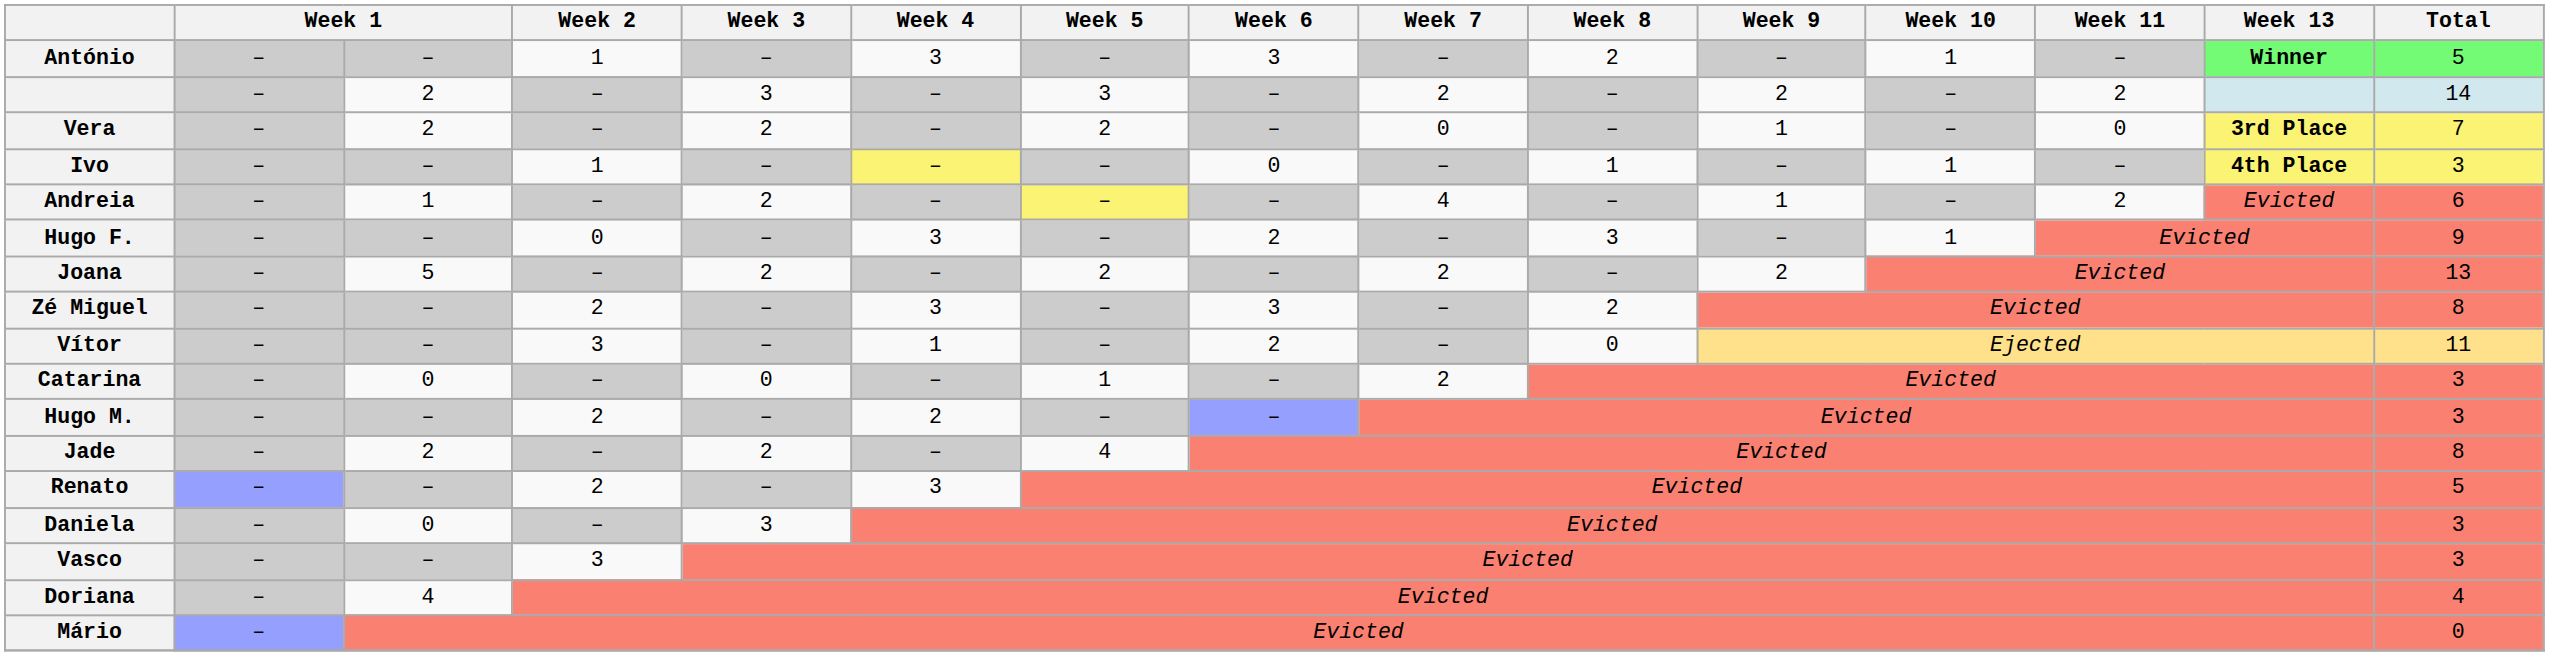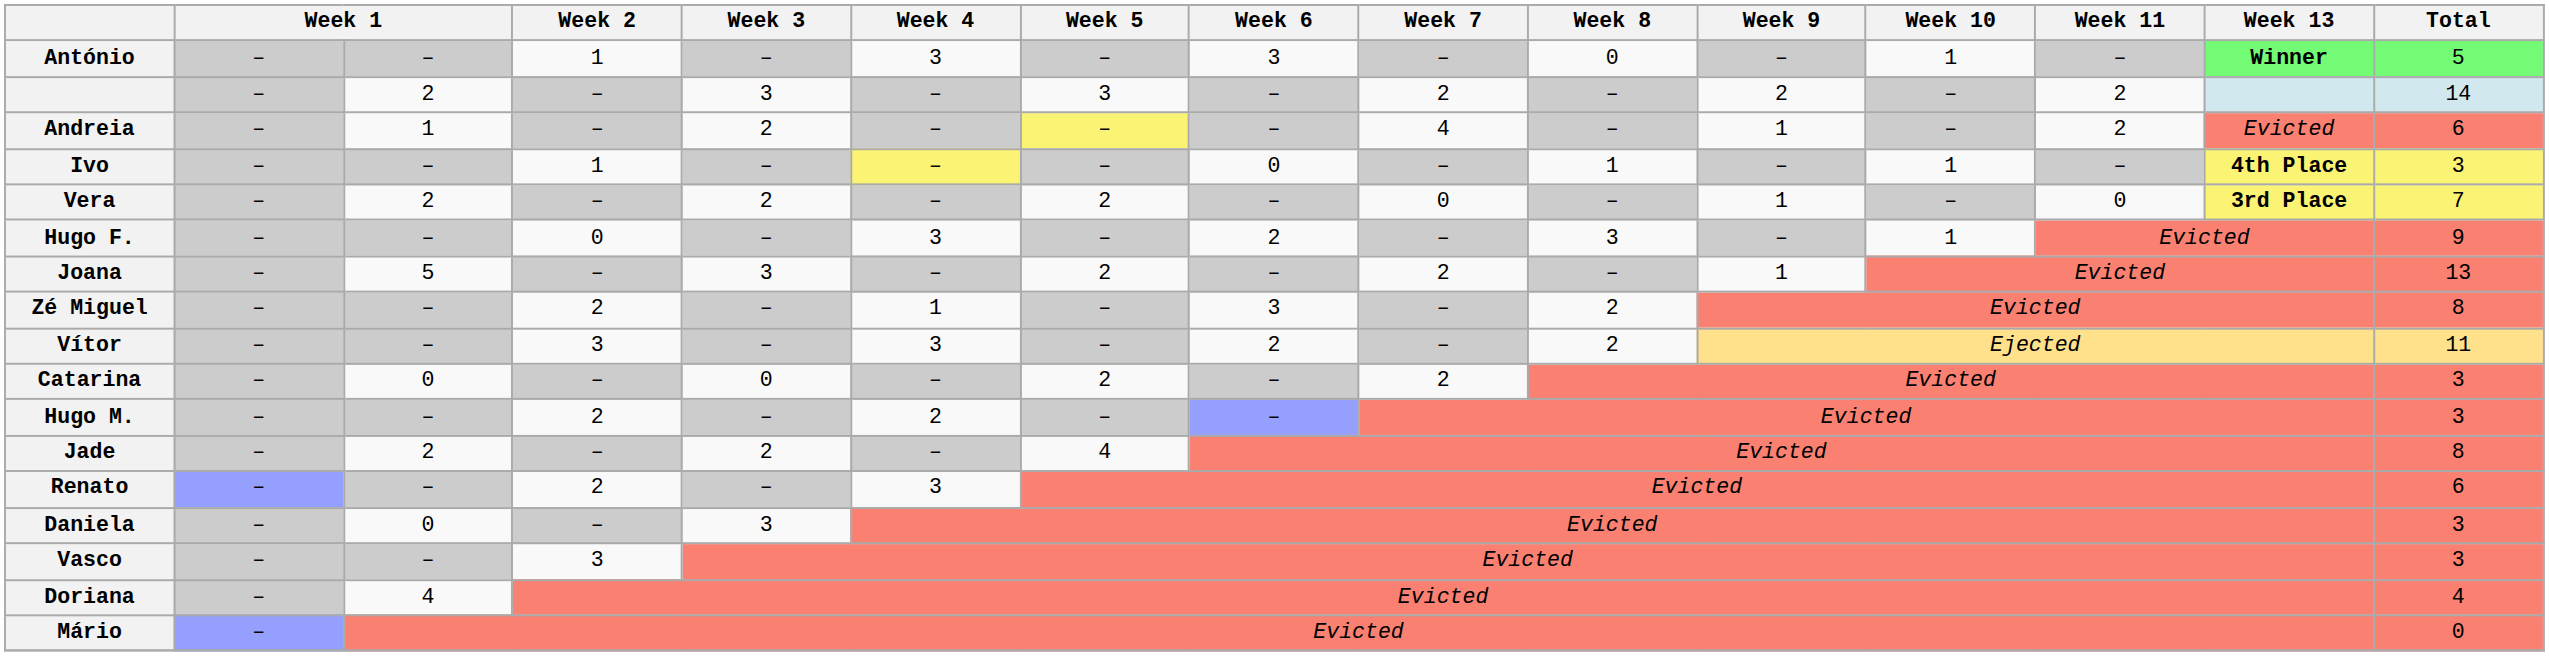(1612, 58) 2 -> (1612, 58) 0
rows swapped: (90, 130) <-> (90, 201)
(766, 273) 2 -> (766, 273) 3
(1782, 273) 2 -> (1782, 273) 1
(936, 309) 3 -> (936, 309) 1
(936, 345) 1 -> (936, 345) 3
(1612, 345) 0 -> (1612, 345) 2
(1105, 381) 1 -> (1105, 381) 2
(2458, 489) 5 -> (2458, 489) 6
